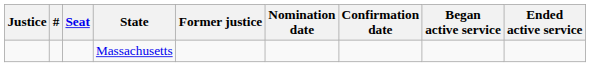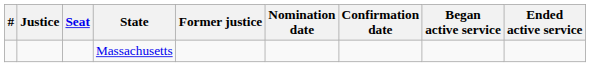columns swapped: (56, 22) <-> (27, 22)
